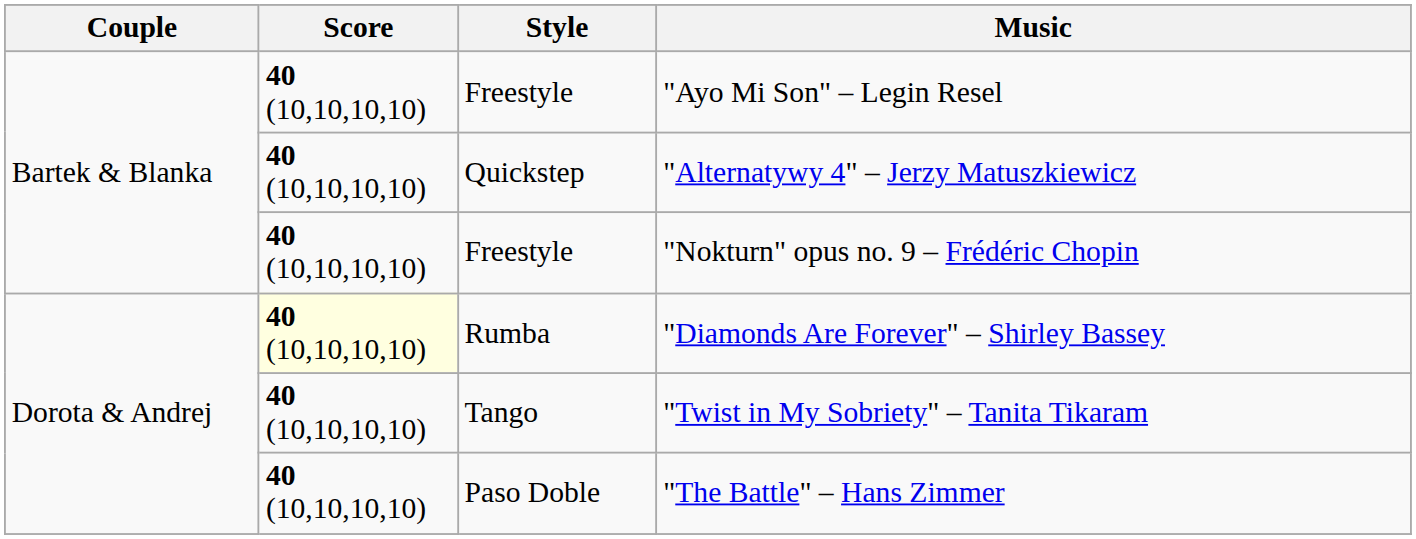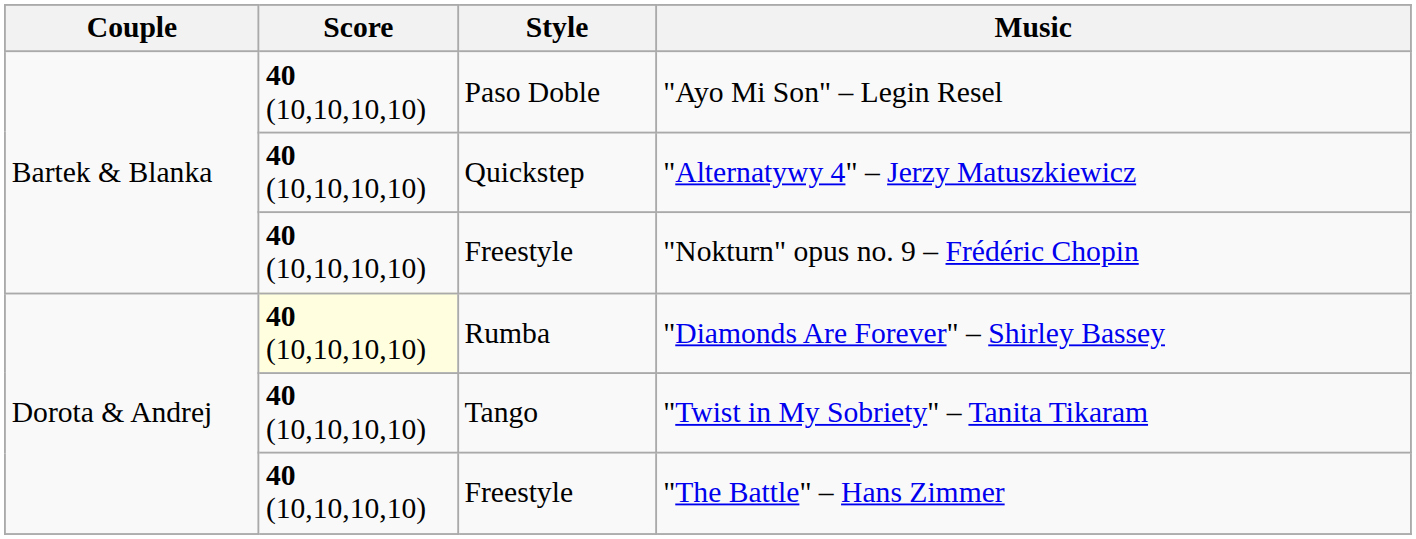(519, 91) Freestyle -> (532, 91) Paso Doble
(532, 492) Paso Doble -> (519, 492) Freestyle
